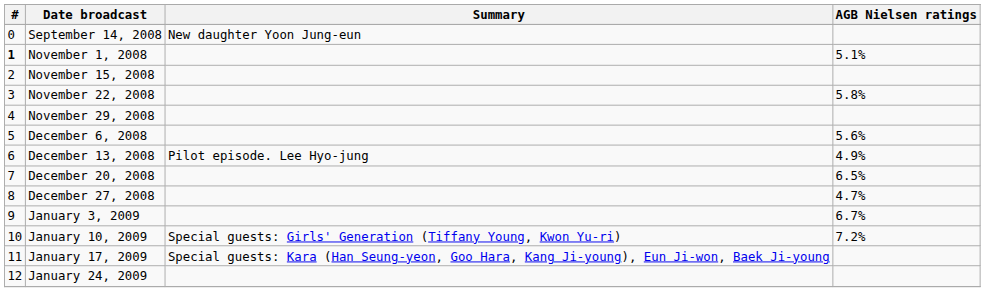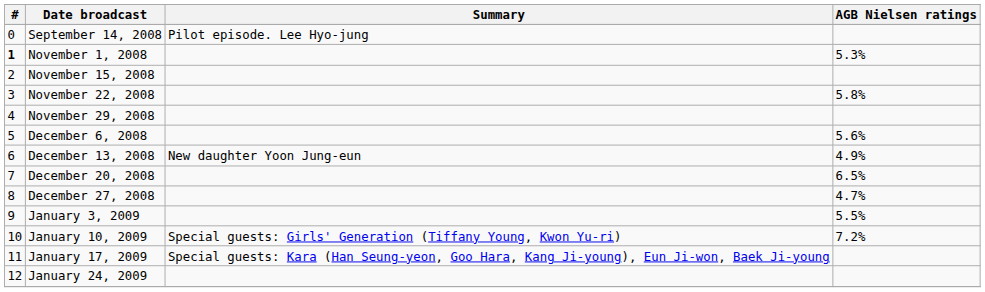(265, 35) New daughter Yoon Jung-eun -> (268, 35) Pilot episode. Lee Hyo-jung
(850, 55) 5.1% -> (850, 55) 5.3%
(268, 155) Pilot episode. Lee Hyo-jung -> (265, 155) New daughter Yoon Jung-eun
(850, 216) 6.7% -> (850, 216) 5.5%
